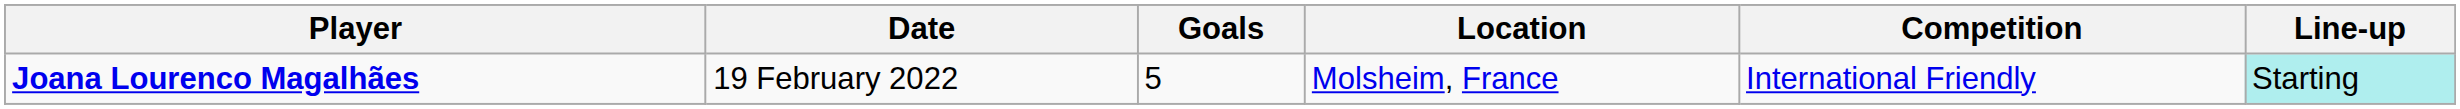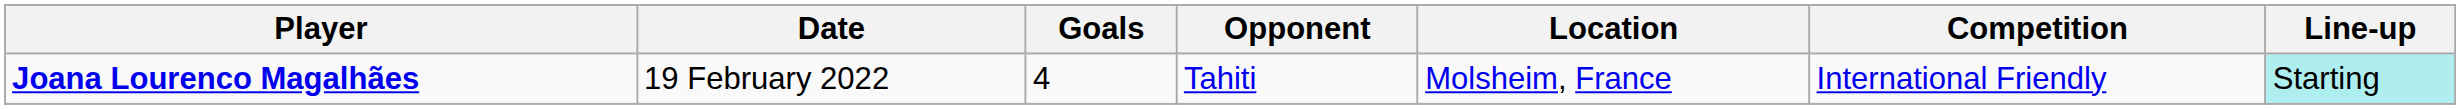+ column: (1297, 29)
(1153, 78) 5 -> (1042, 78) 4
